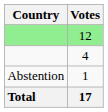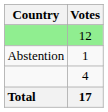rows swapped: (85, 55) <-> (85, 76)
